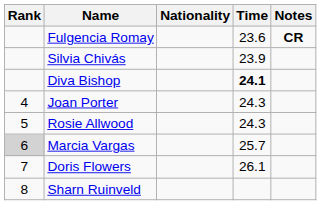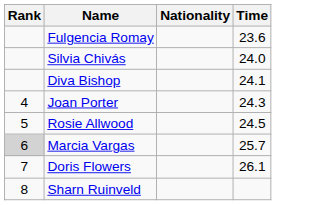- column: (293, 15)
(252, 59) 23.9 -> (252, 59) 24.0
(252, 80) bold -> (252, 80) normal
(252, 124) 24.3 -> (252, 124) 24.5
